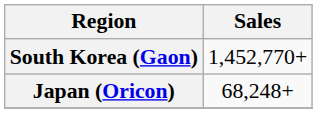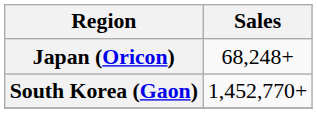rows swapped: (104, 56) <-> (104, 90)
